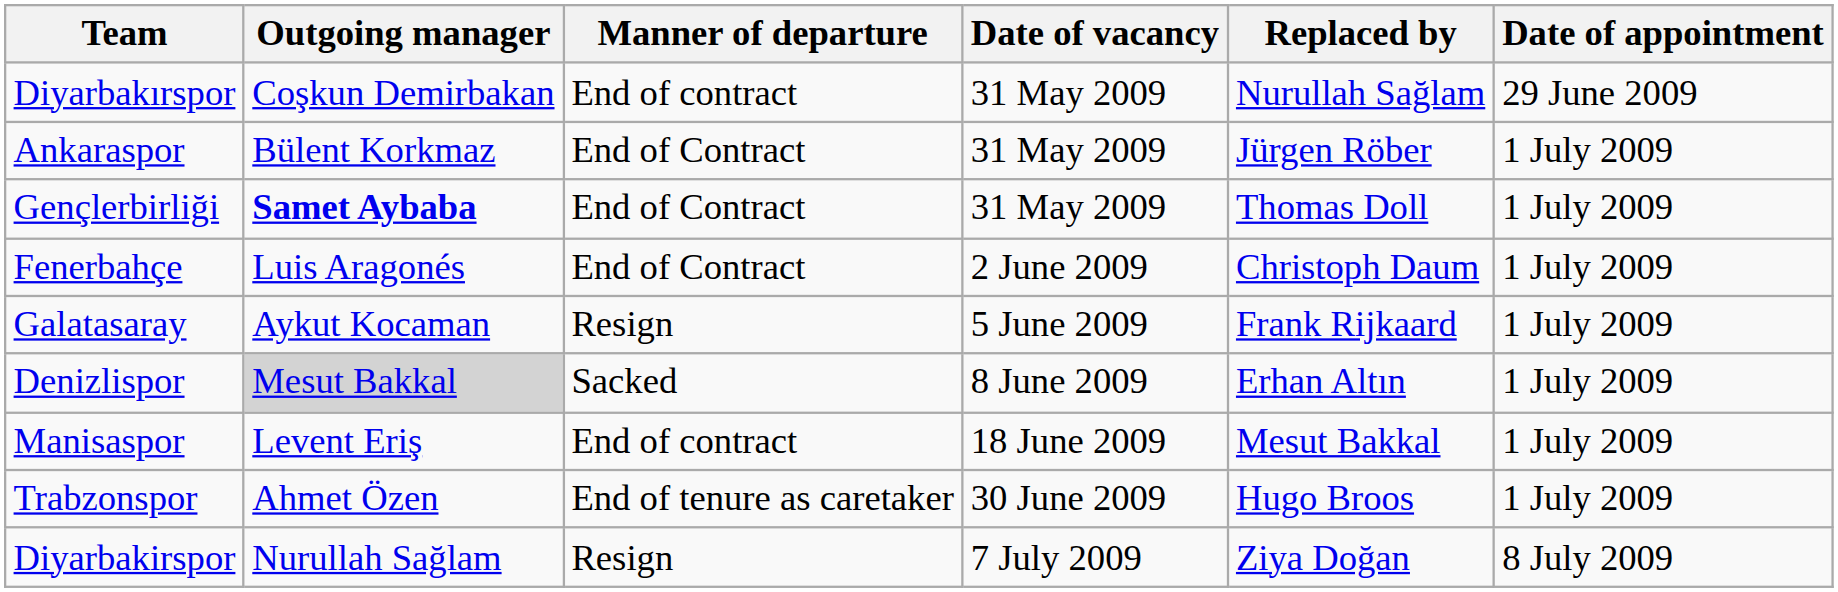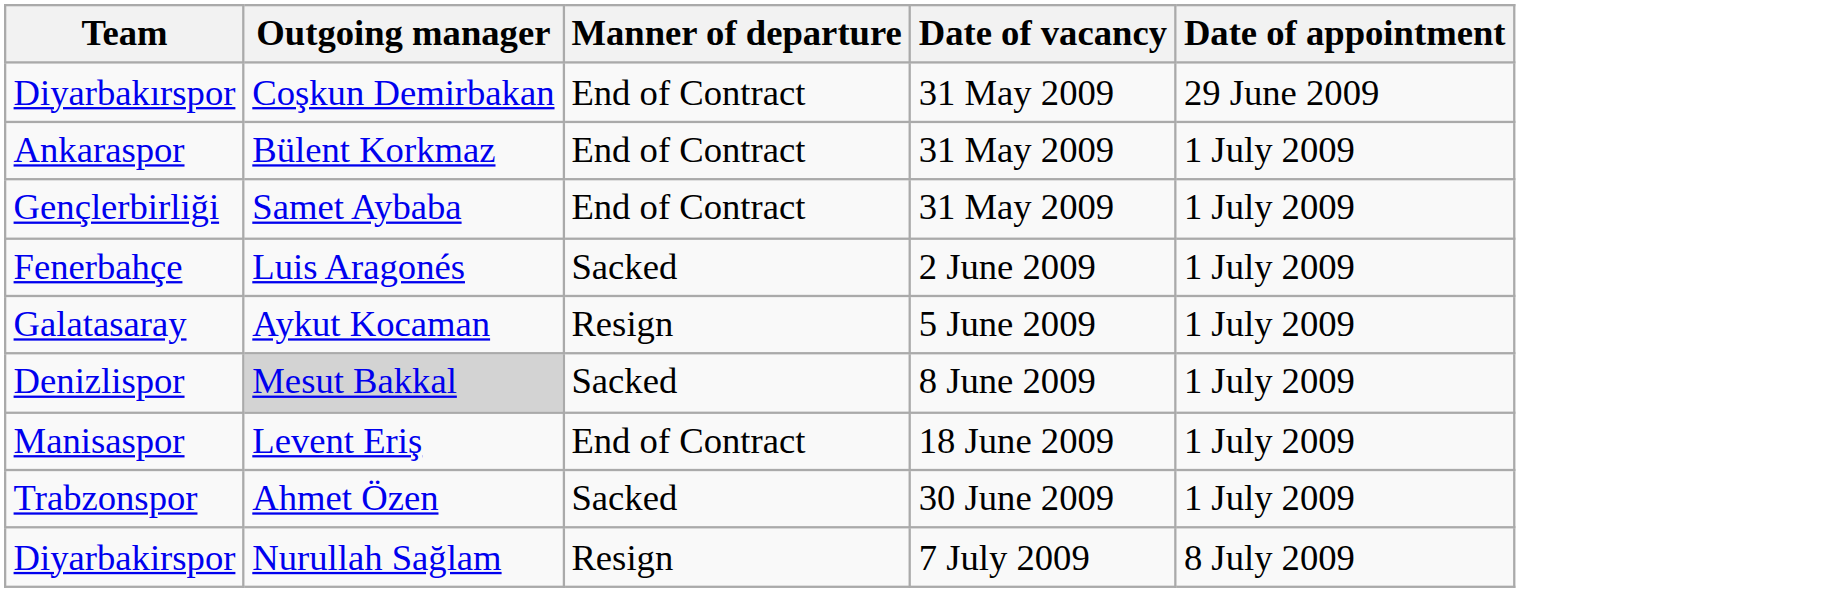- column: (1361, 33)
(684, 91) End of contract -> (688, 91) End of Contract
(364, 207) bold -> (357, 207) normal
(688, 265) End of Contract -> (624, 265) Sacked
(684, 440) End of contract -> (688, 440) End of Contract
(763, 498) End of tenure as caretaker -> (624, 498) Sacked
